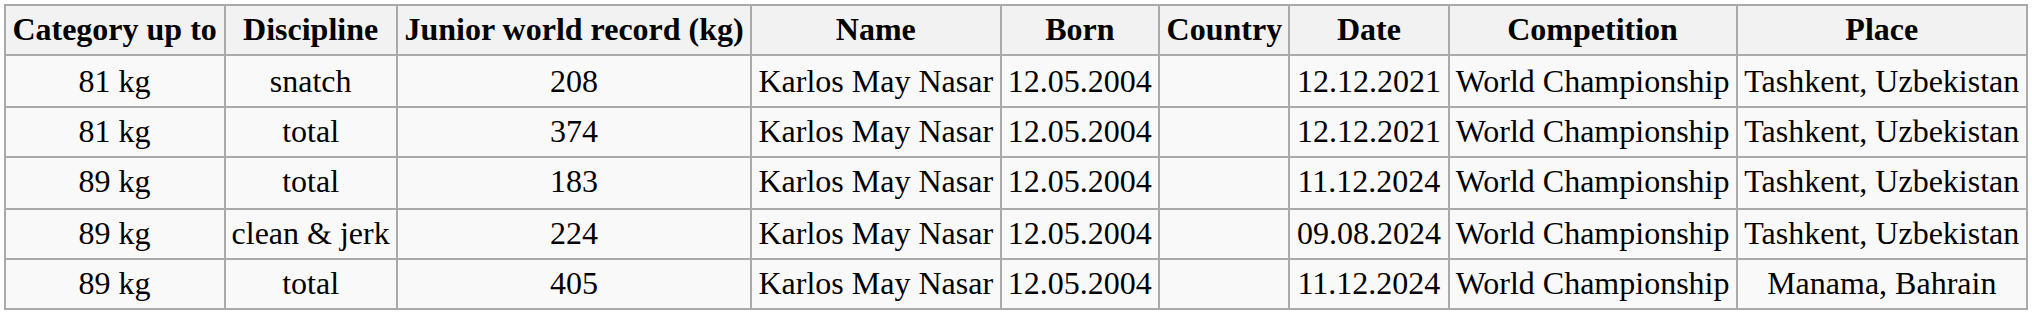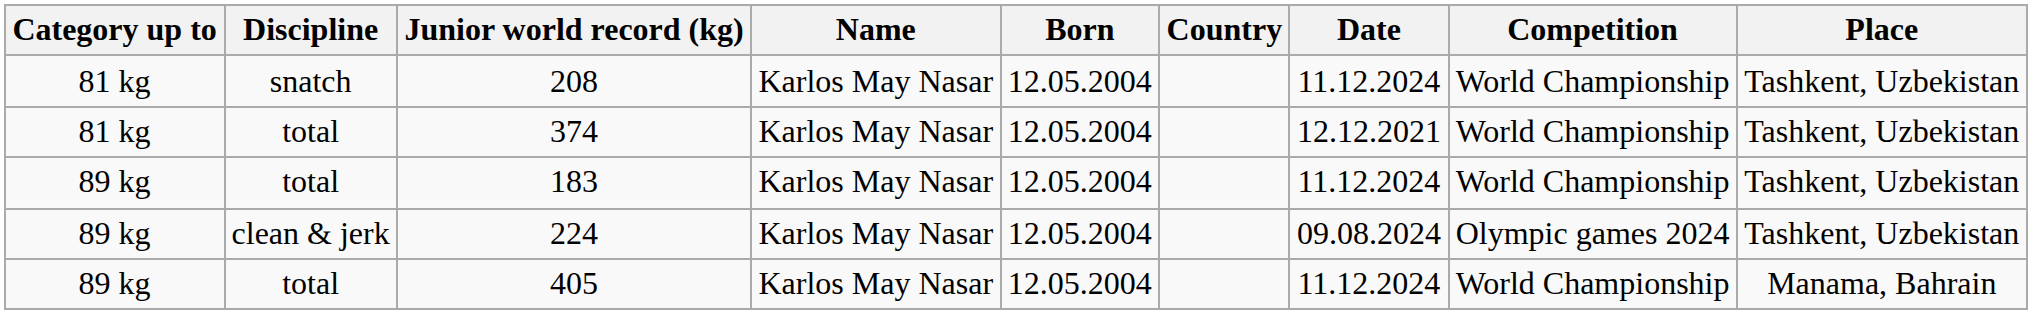(1369, 80) 12.12.2021 -> (1369, 80) 11.12.2024
(1593, 232) World Championship -> (1593, 232) Olympic games 2024
